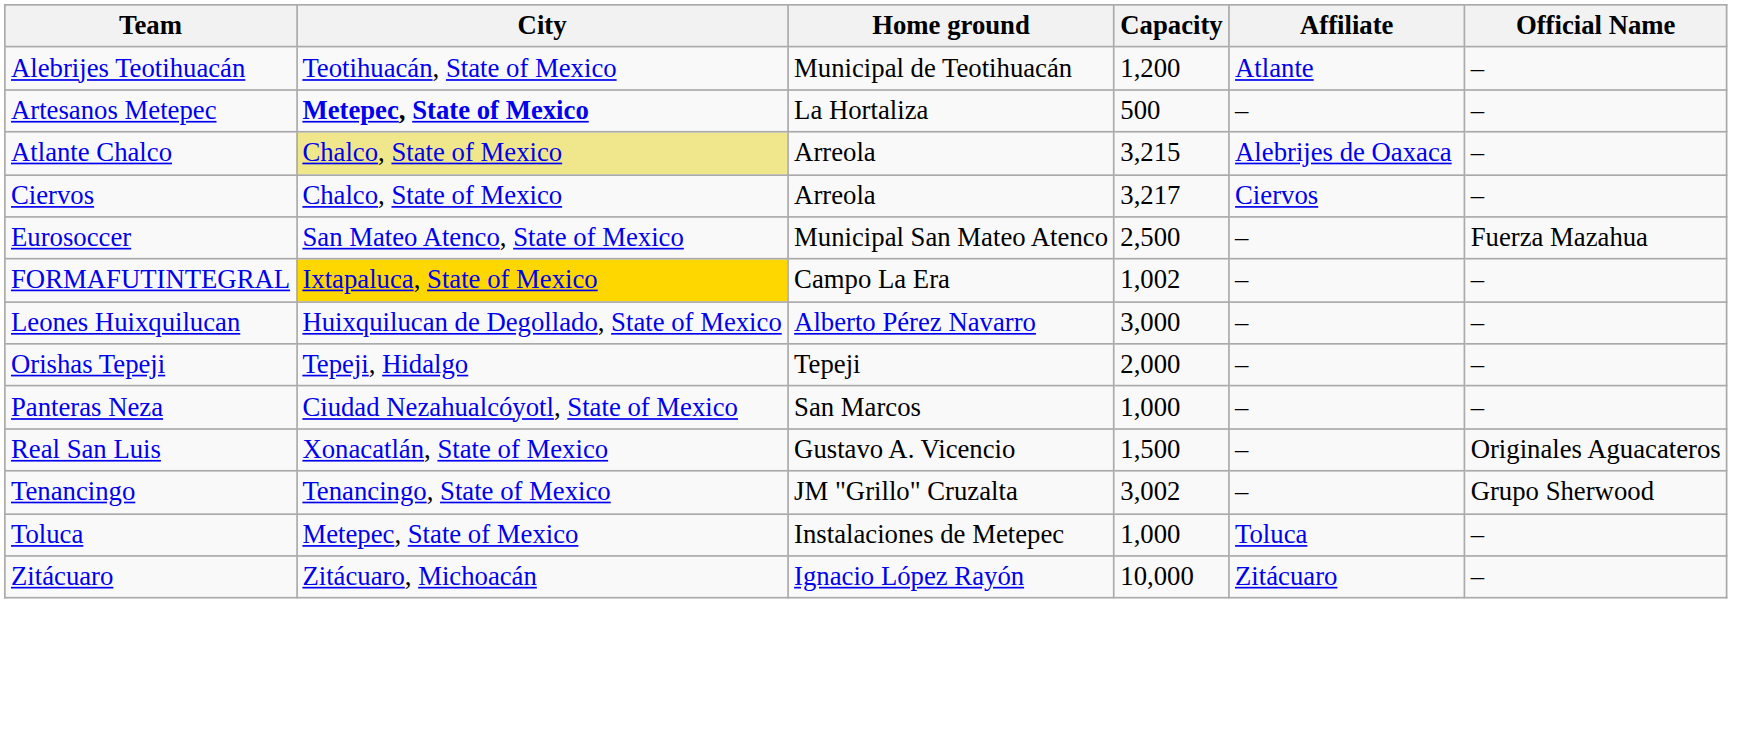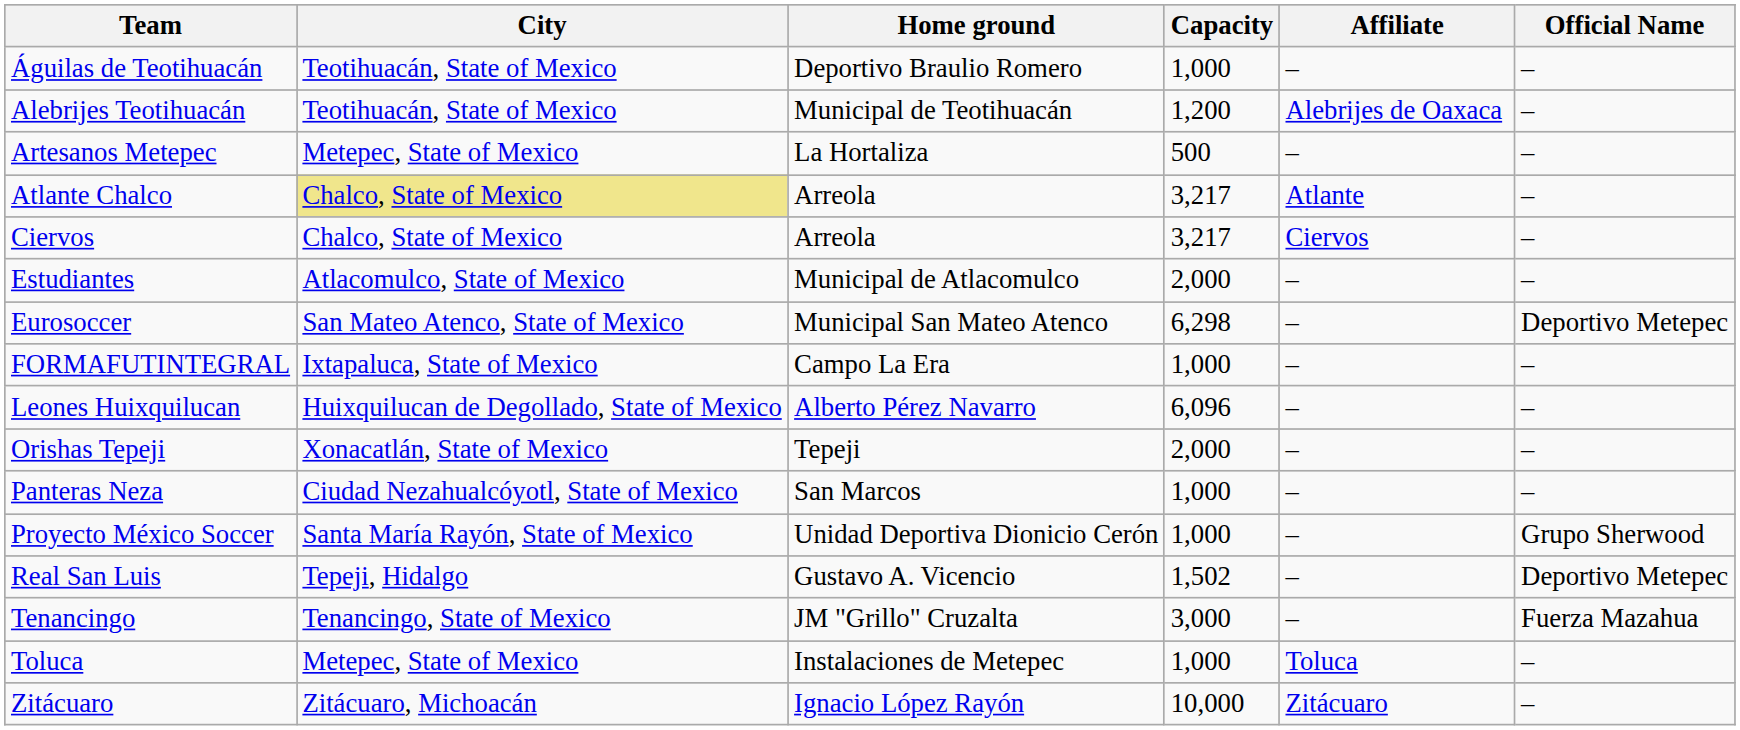+ row: (137, 68)
(1274, 68) Atlante -> (1397, 110) Alebrijes de Oaxaca
(446, 110) bold -> (440, 152) normal
(1150, 152) 3,215 -> (1201, 195) 3,217
(1347, 152) Alebrijes de Oaxaca -> (1325, 195) Atlante
+ row: (73, 279)
(1150, 237) 2,500 -> (1201, 322) 6,298
(1559, 237) Fuerza Mazahua -> (1625, 322) Deportivo Metepec
(450, 279) gold background -> (450, 364) no background
(1150, 279) 1,002 -> (1201, 364) 1,000
(1150, 322) 3,000 -> (1201, 407) 6,096
(385, 364) Tepeji, Hidalgo -> (455, 449) Xonacatlán, State of Mexico
+ row: (142, 534)
(455, 449) Xonacatlán, State of Mexico -> (385, 576) Tepeji, Hidalgo
(1150, 449) 1,500 -> (1201, 576) 1,502
(1596, 449) Originales Aguacateros -> (1625, 576) Deportivo Metepec
(1150, 491) 3,002 -> (1201, 618) 3,000
(1562, 491) Grupo Sherwood -> (1610, 618) Fuerza Mazahua
